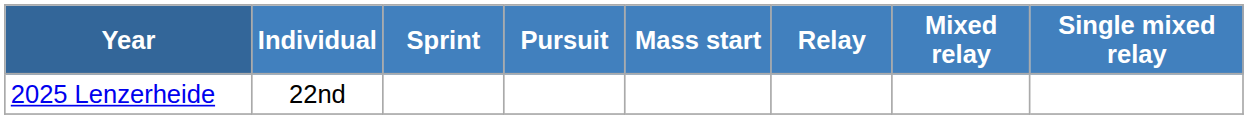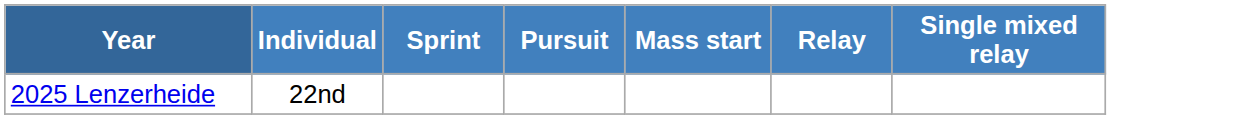- column: (961, 40)
